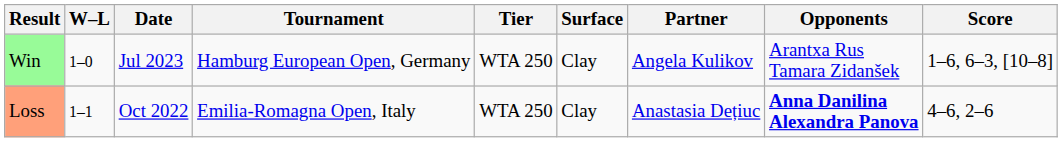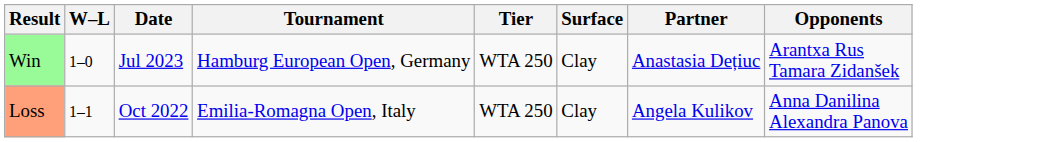- column: (990, 19)
(692, 60) Angela Kulikov -> (696, 60) Anastasia Dețiuc
(696, 111) Anastasia Dețiuc -> (692, 111) Angela Kulikov
(844, 111) bold -> (839, 111) normal
